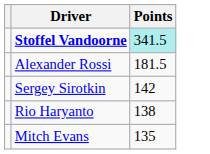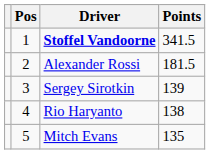+ column: (26, 16)
(150, 40) paleturquoise background -> (179, 40) no background
(145, 88) 142 -> (173, 88) 139
